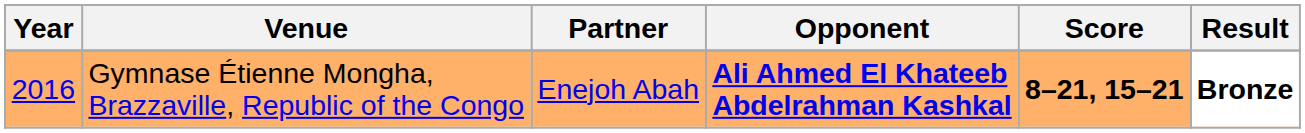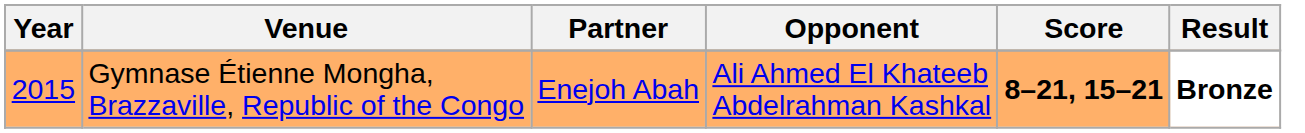(43, 89) 2016 -> (43, 89) 2015
(862, 89) bold -> (852, 89) normal
